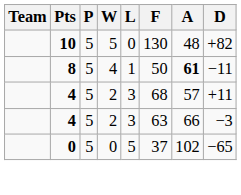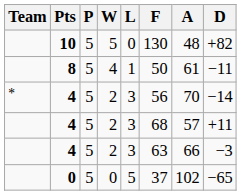(192, 69) bold -> (192, 69) normal
+ row: (12, 94)
